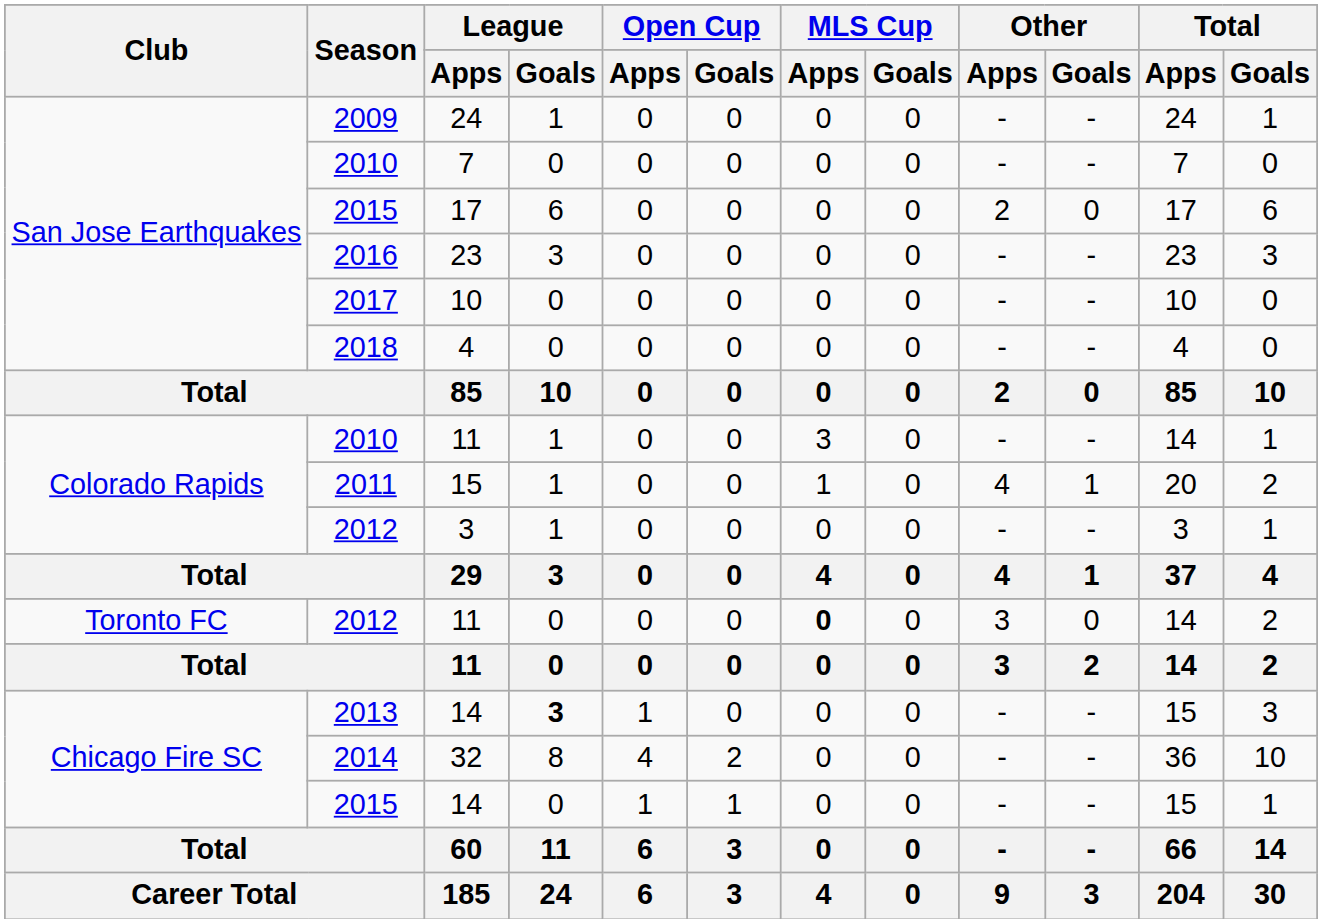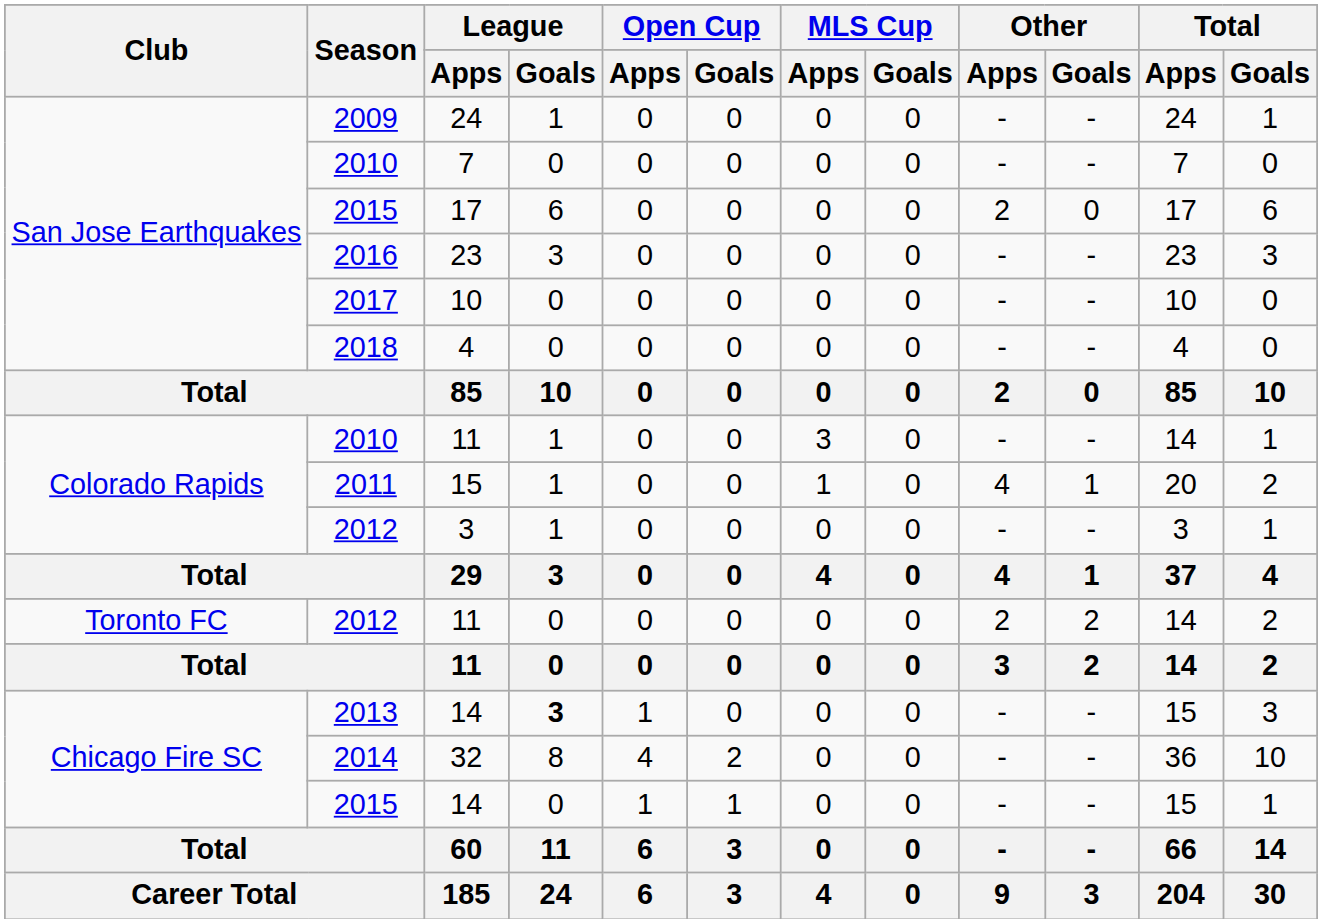(824, 621) bold -> (824, 621) normal
(1002, 621) 3 -> (1002, 621) 2
(1091, 621) 0 -> (1091, 621) 2
